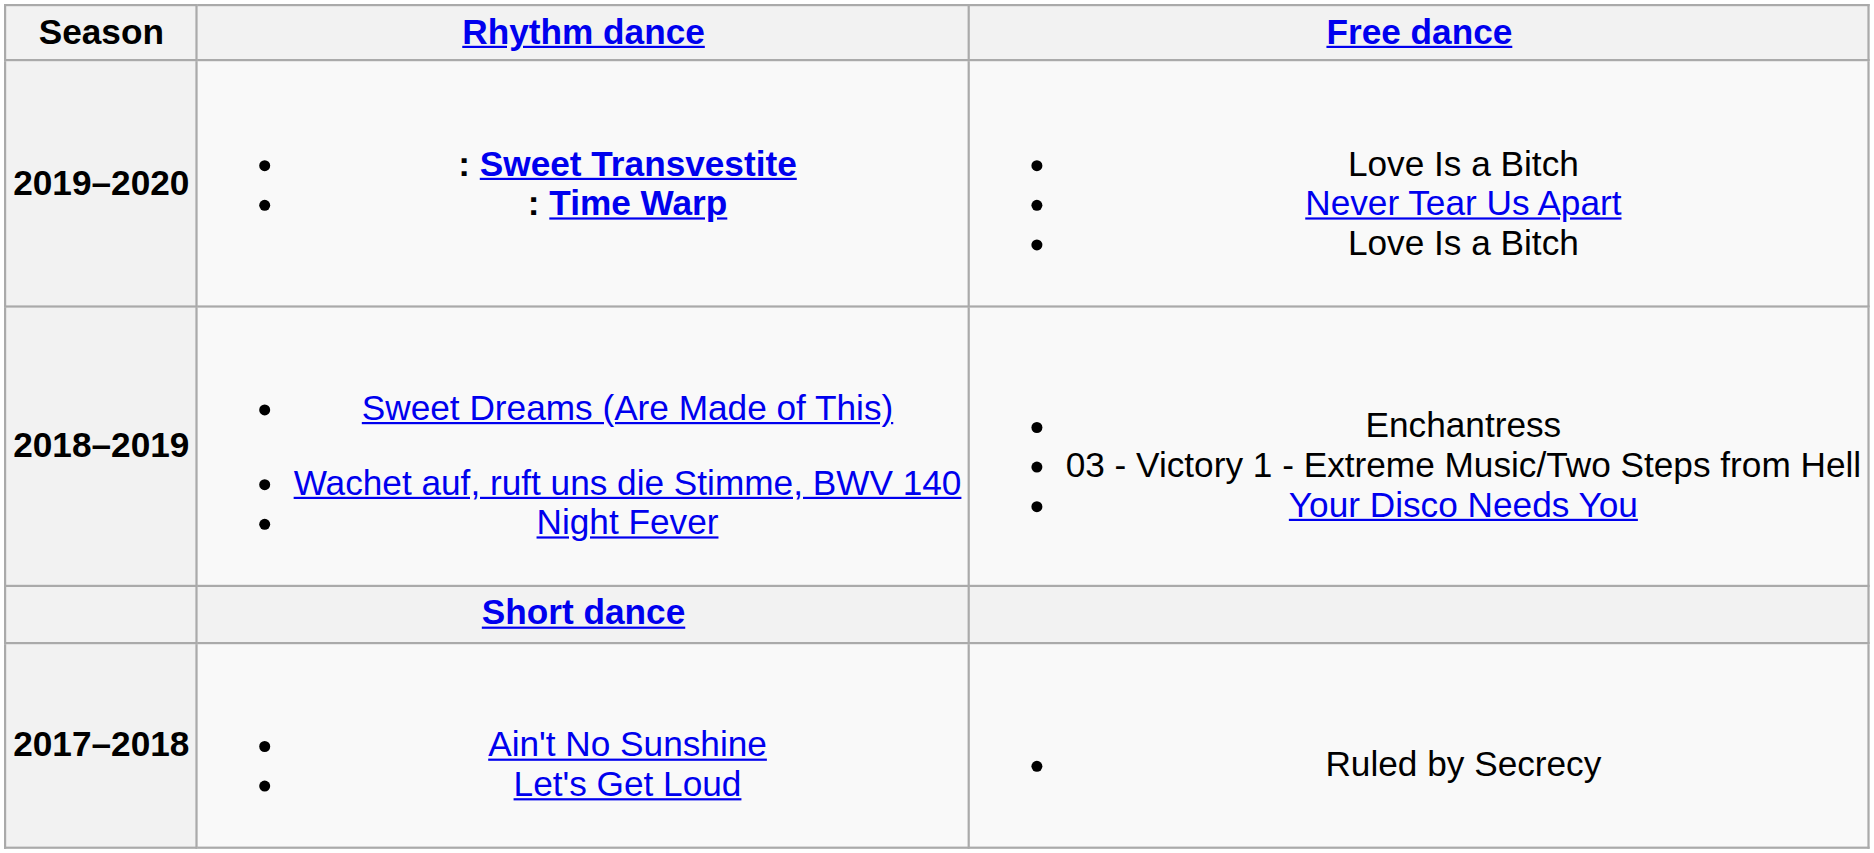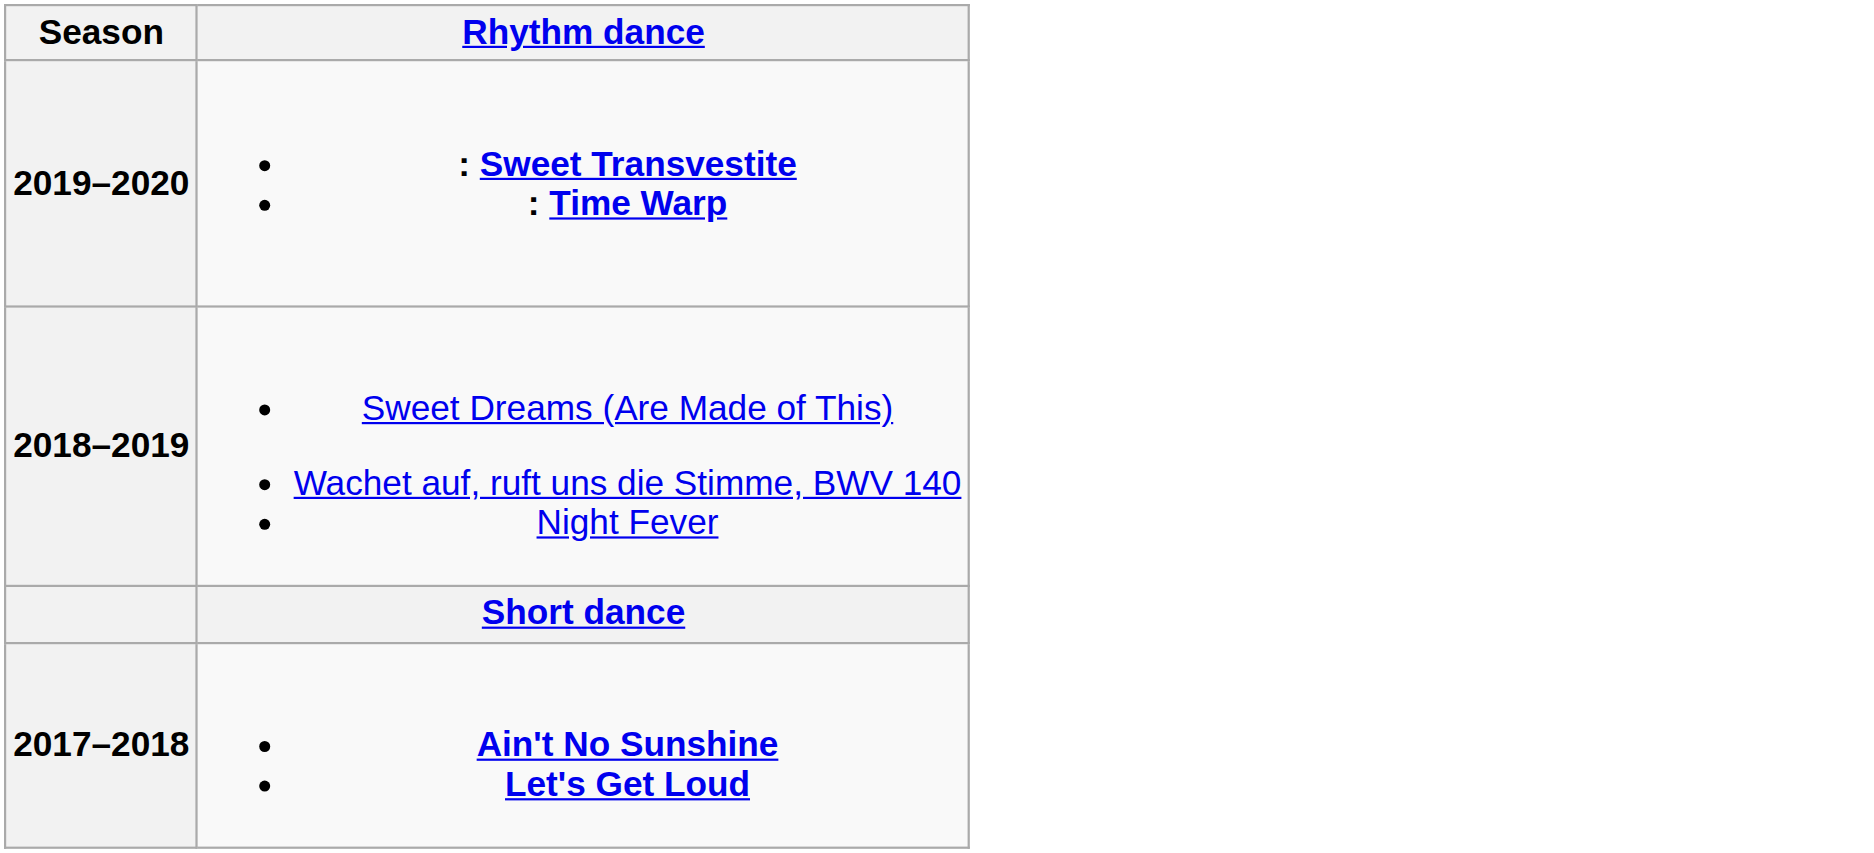- column: (1419, 32)
(584, 765) normal -> (584, 765) bold
